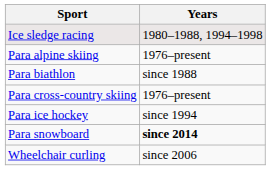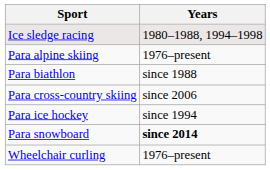(176, 94) 1976–present -> (170, 94) since 2006
(170, 154) since 2006 -> (176, 154) 1976–present
